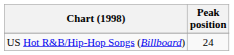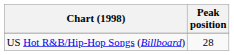(208, 42) 24 -> (208, 42) 28
